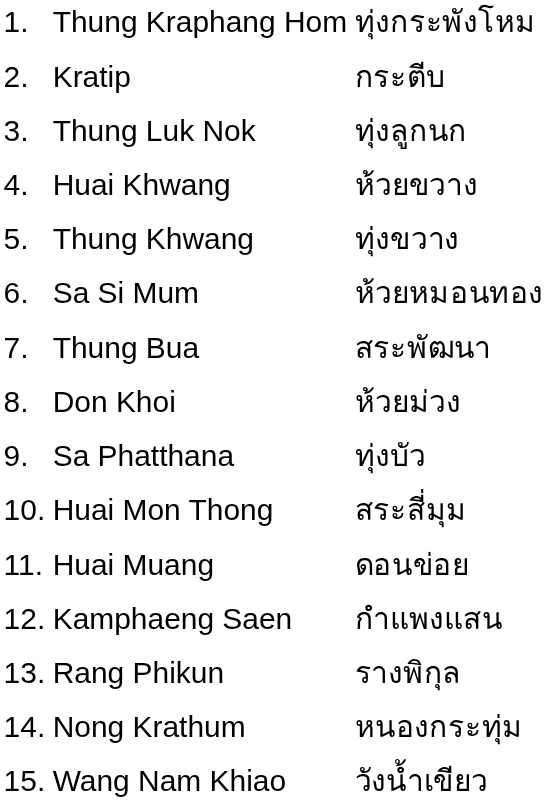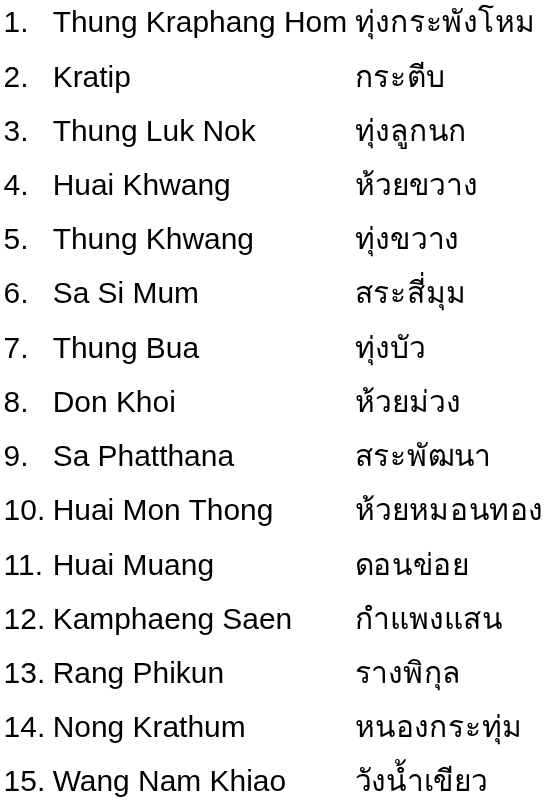(449, 293) ห้วยหมอนทอง -> (411, 293) สระสี่มุม
(423, 347) สระพัฒนา -> (390, 347) ทุ่งบัว
(390, 456) ทุ่งบัว -> (423, 456) สระพัฒนา
(411, 510) สระสี่มุม -> (449, 510) ห้วยหมอนทอง
